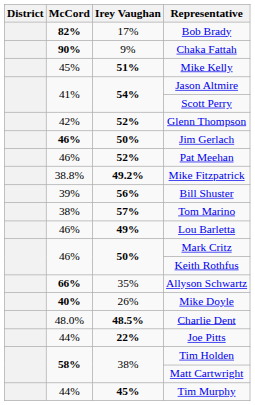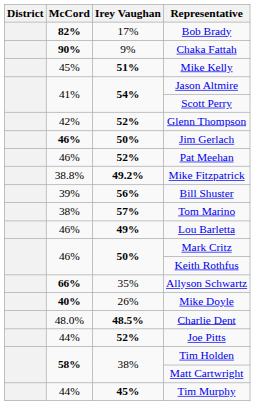(128, 337) 22% -> (128, 337) 52%
